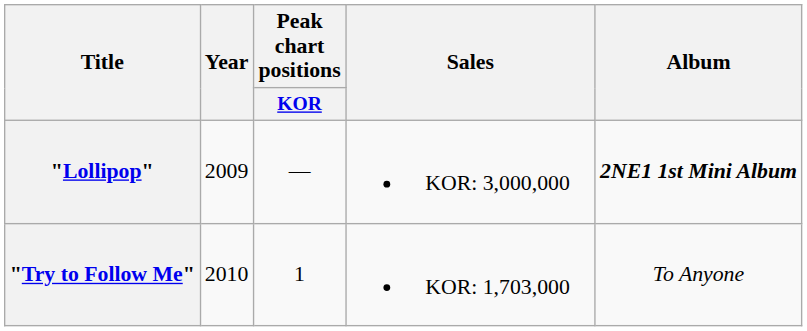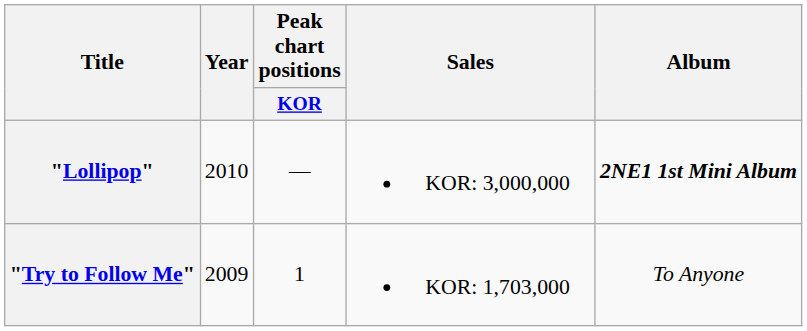(227, 171) 2009 -> (227, 171) 2010
(227, 274) 2010 -> (227, 274) 2009
